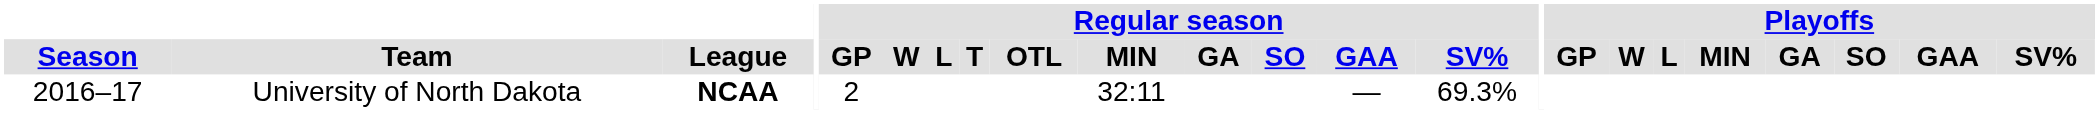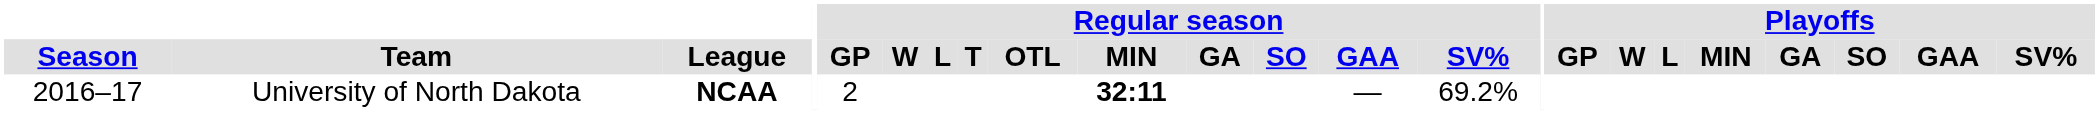(1131, 91) normal -> (1131, 91) bold
(1477, 91) 69.3% -> (1478, 91) 69.2%
